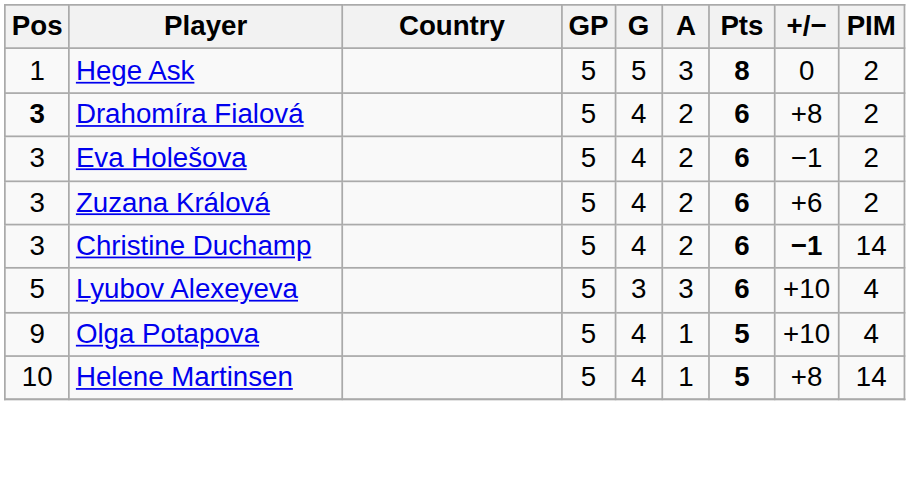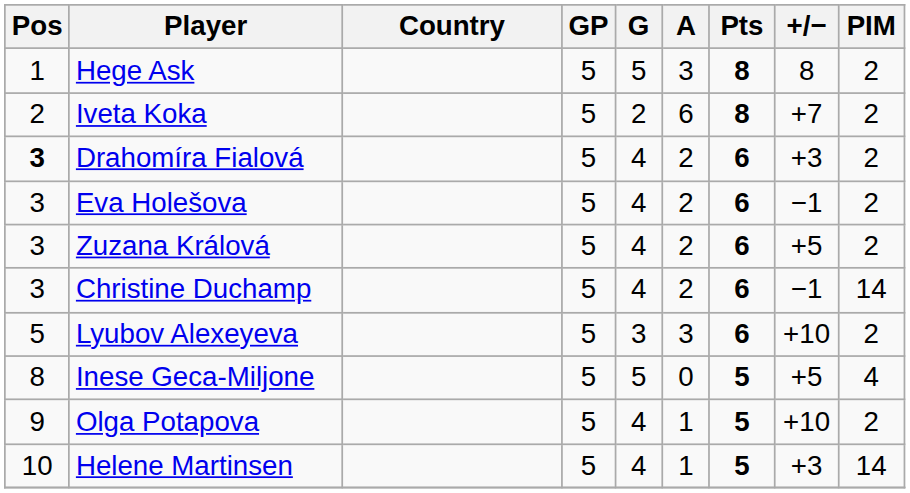(807, 70) 0 -> (807, 70) 8
+ row: (141, 114)
(807, 114) +8 -> (807, 158) +3
(807, 202) +6 -> (807, 245) +5
(807, 245) bold -> (807, 289) normal
(871, 289) 4 -> (871, 333) 2
+ row: (195, 377)
(871, 333) 4 -> (871, 421) 2
(807, 377) +8 -> (807, 465) +3
